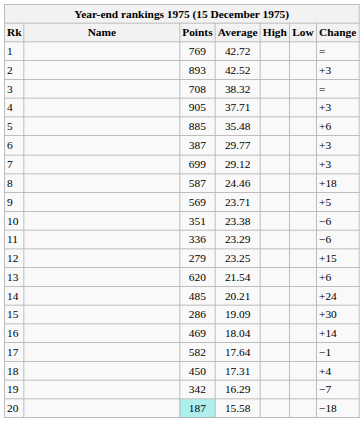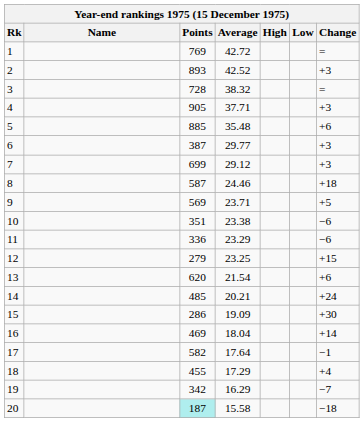(197, 89) 708 -> (197, 89) 728
(197, 371) 450 -> (197, 371) 455
(238, 371) 17.31 -> (238, 371) 17.29
